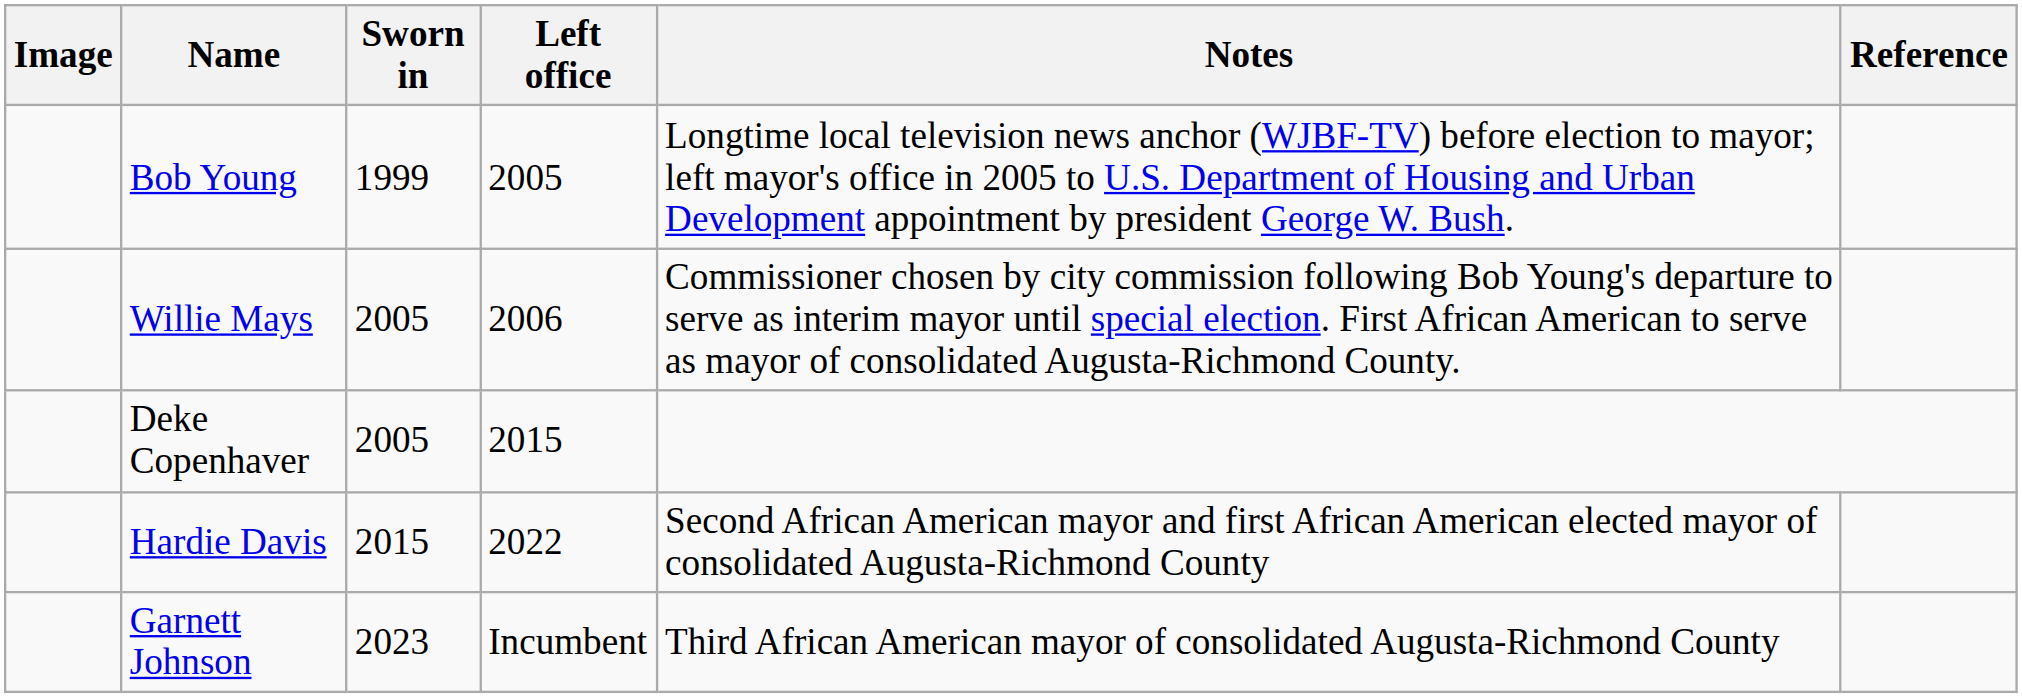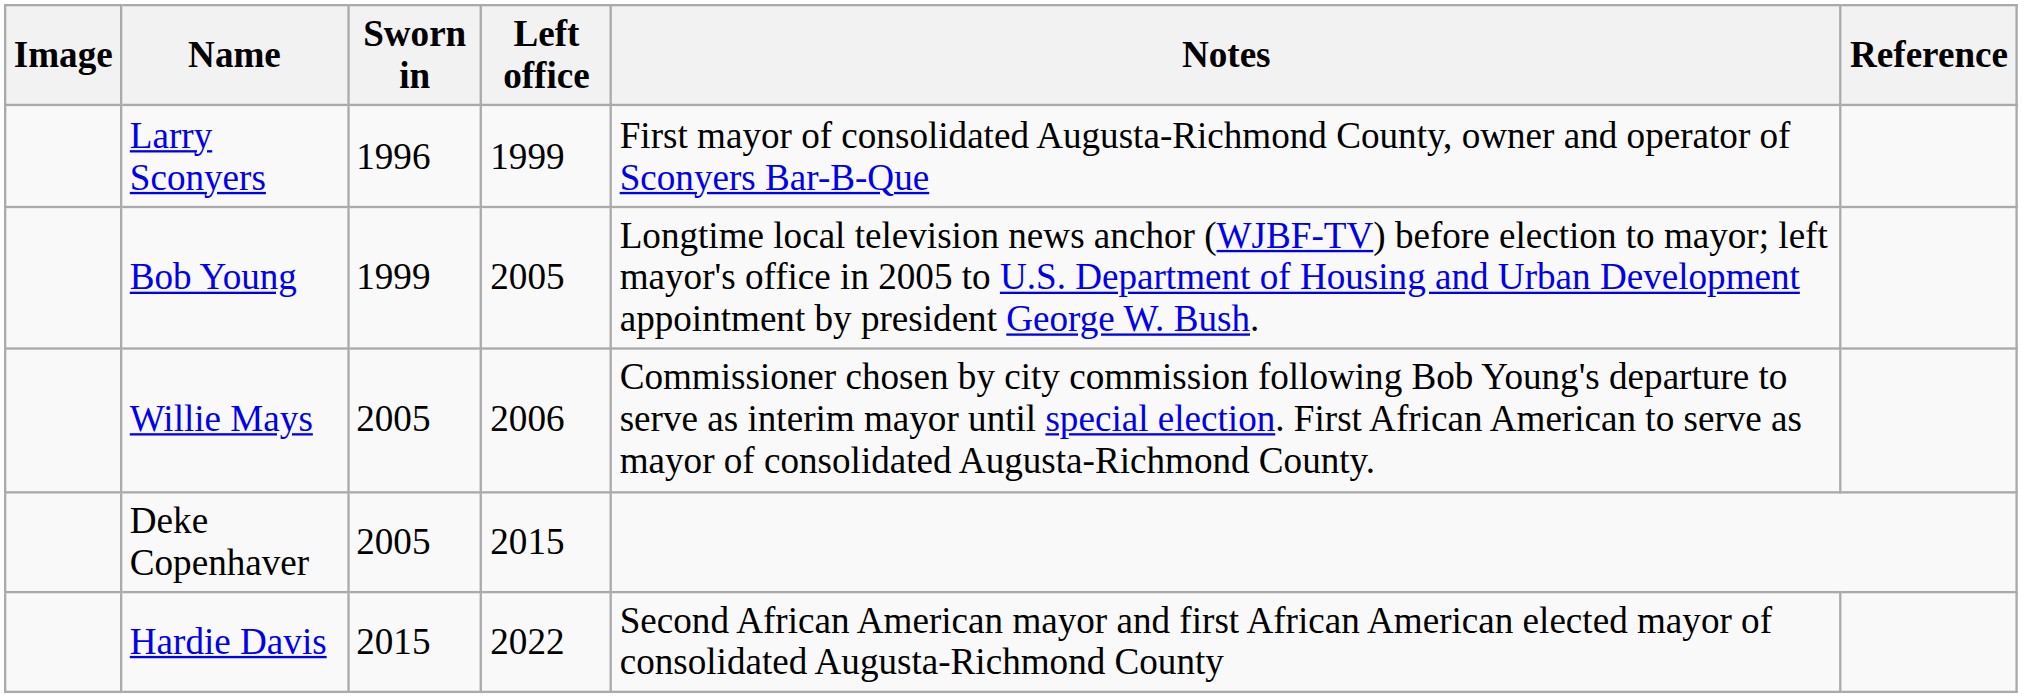+ row: (198, 155)
- row: (191, 641)
